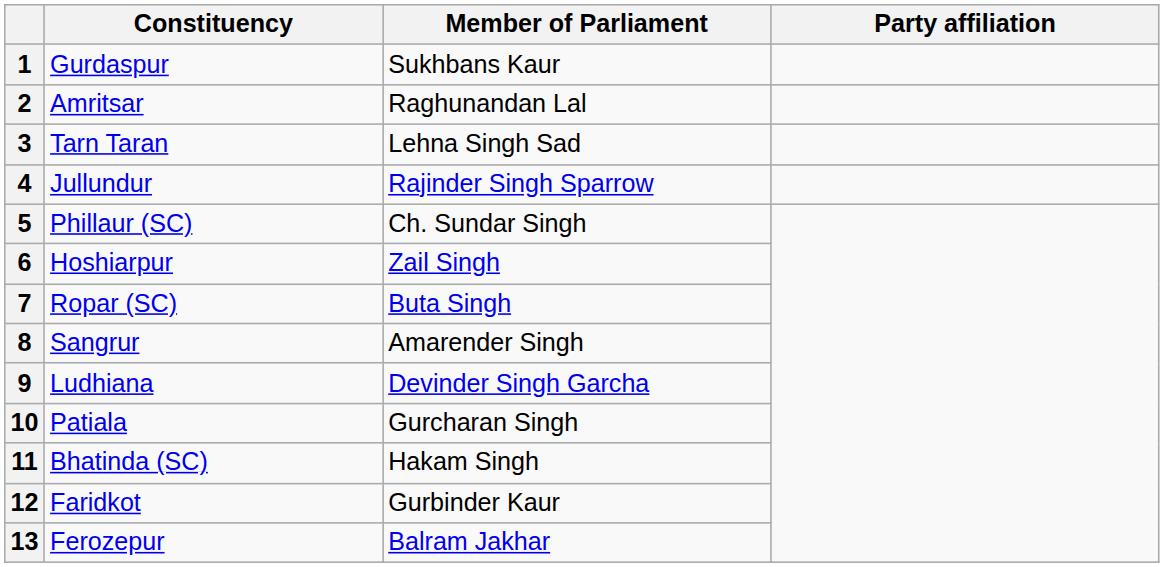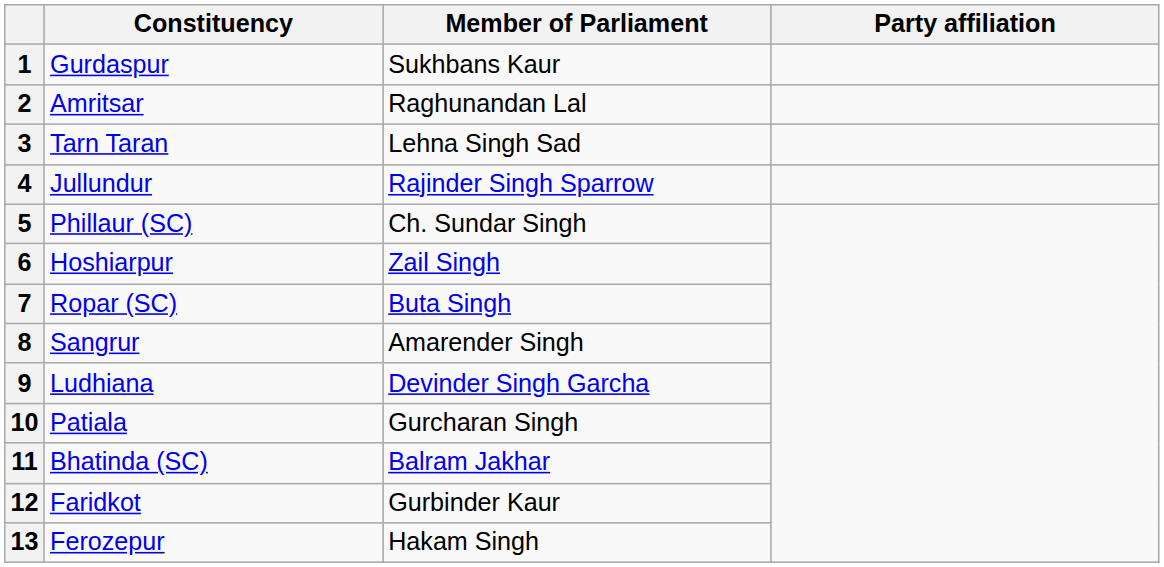(464, 462) Hakam Singh -> (469, 462) Balram Jakhar
(469, 542) Balram Jakhar -> (464, 542) Hakam Singh
